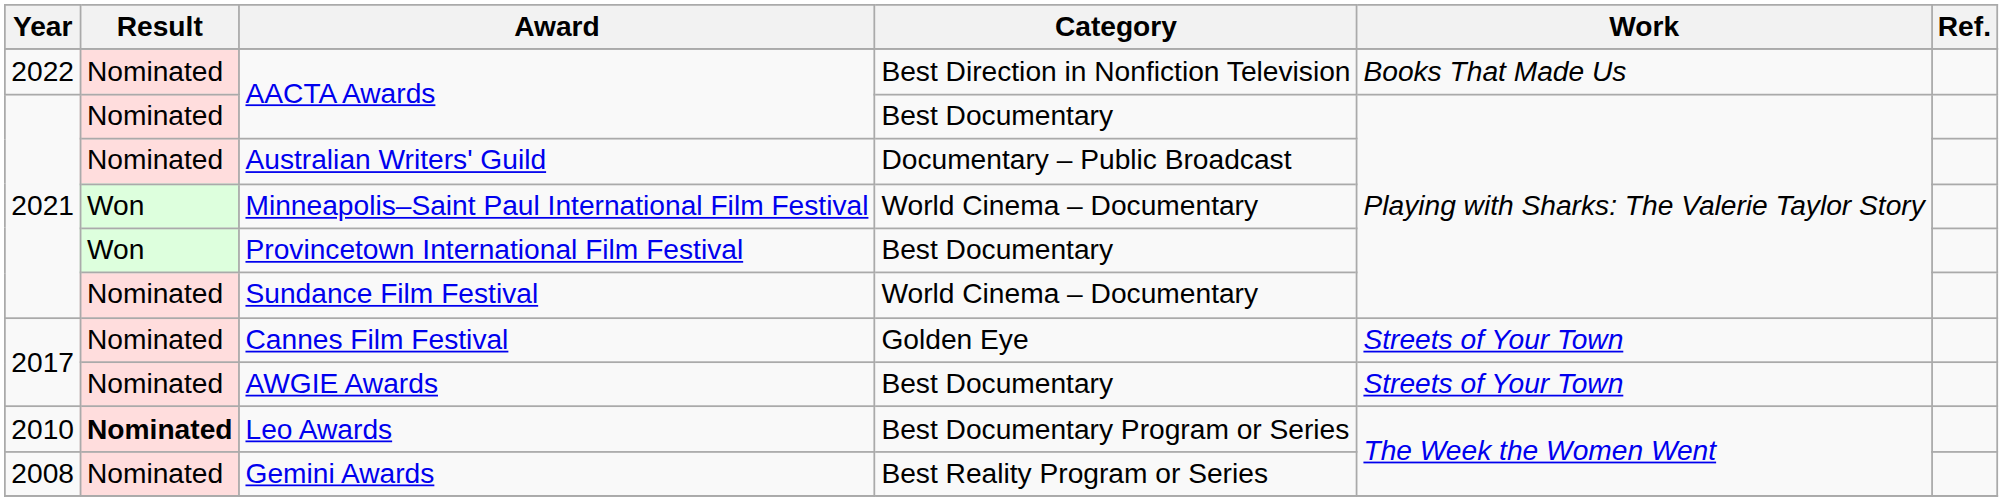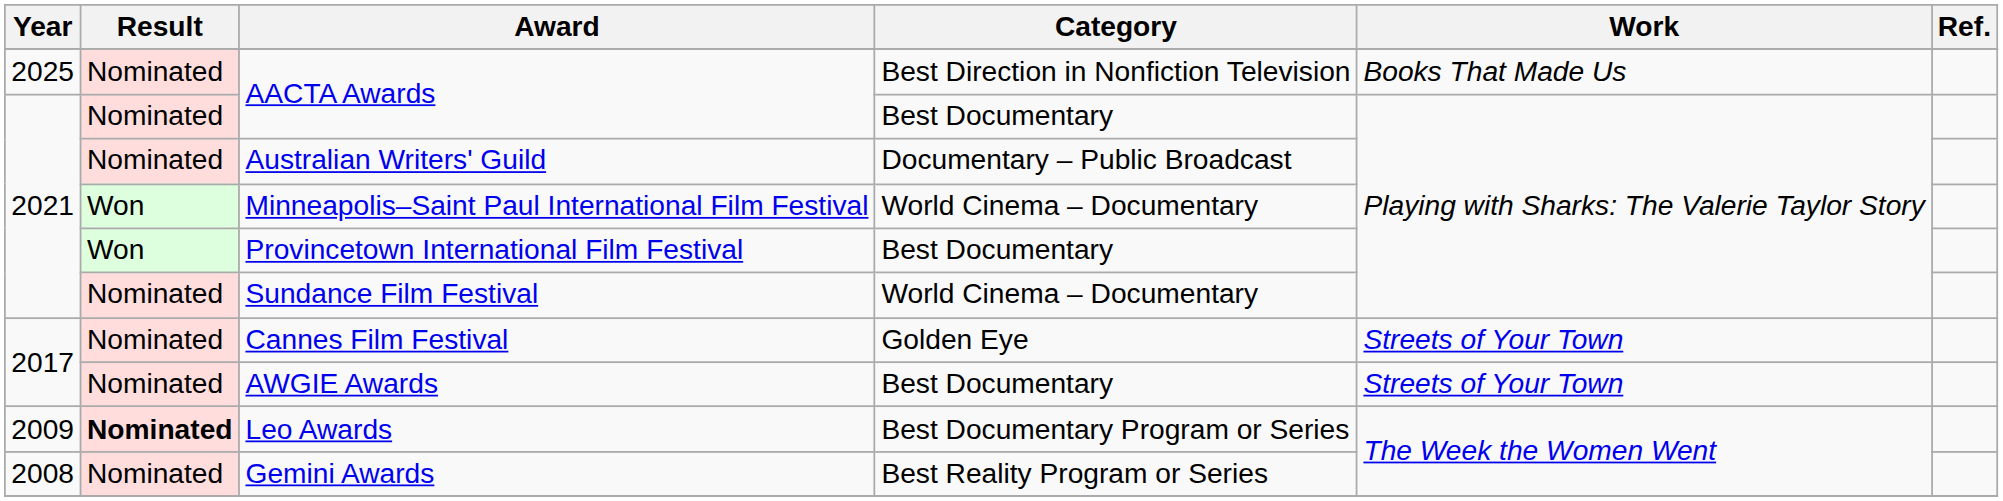(43, 71) 2022 -> (43, 71) 2025
(43, 428) 2010 -> (43, 428) 2009
